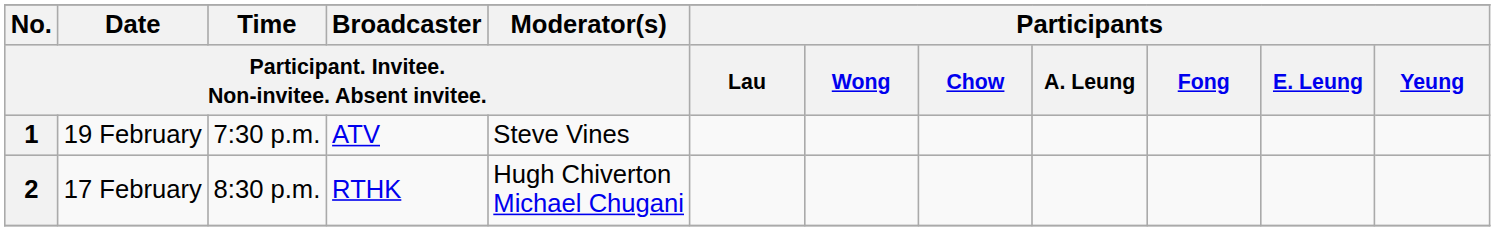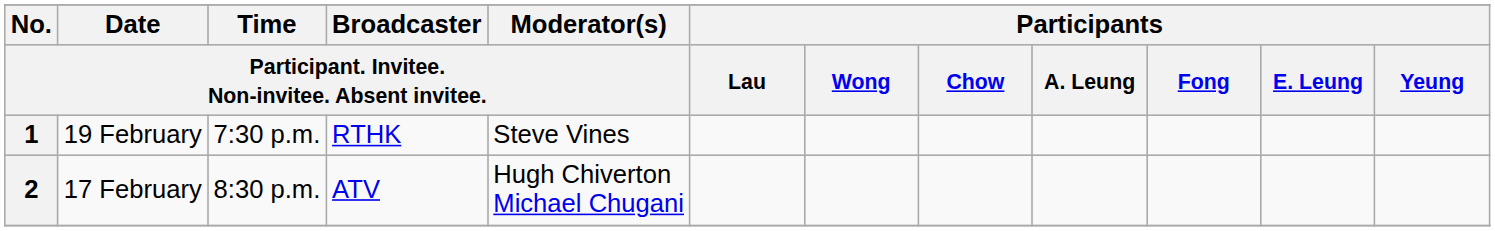(356, 134) ATV -> (367, 134) RTHK
(367, 189) RTHK -> (356, 189) ATV
